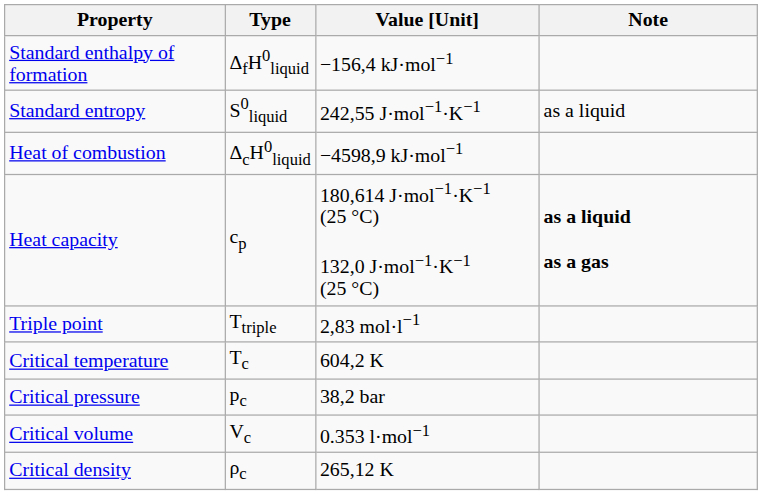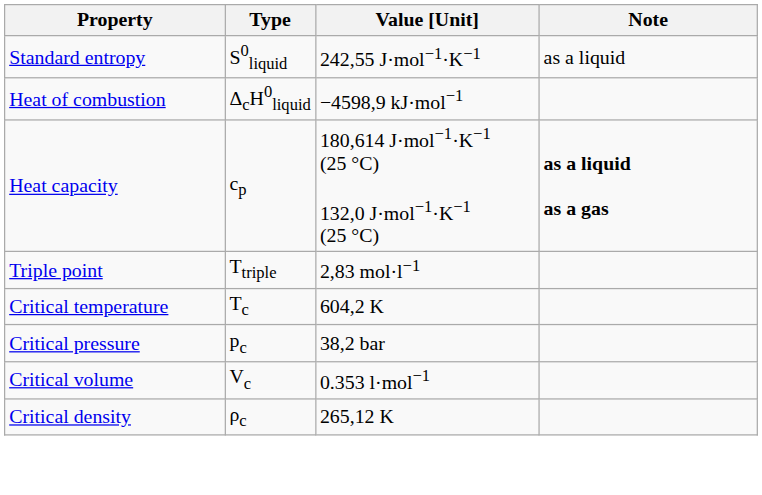- row: (92, 62)
